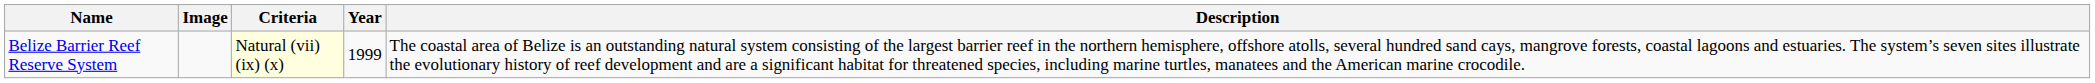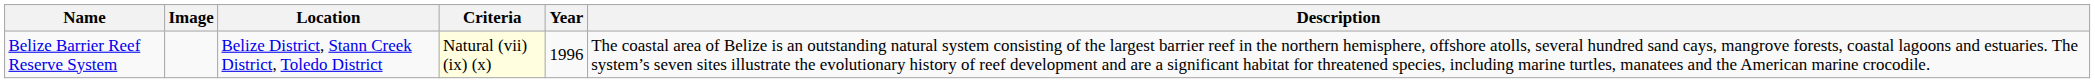+ column: (328, 17)
(365, 54) 1999 -> (566, 54) 1996
